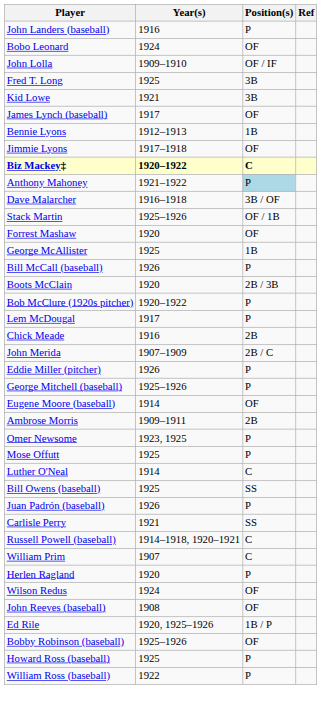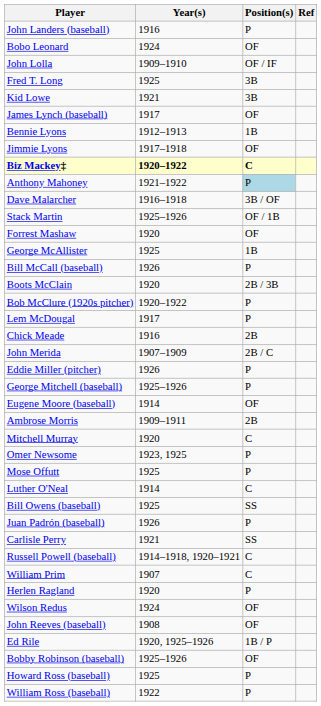+ row: (42, 438)
